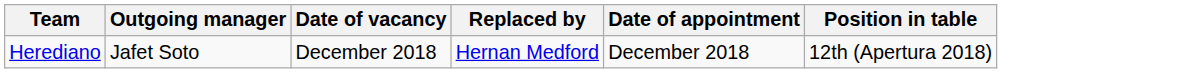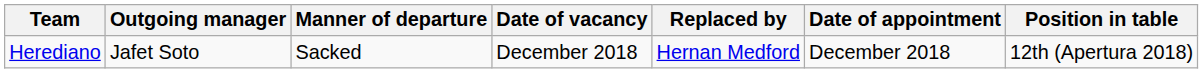+ column: (391, 20)
